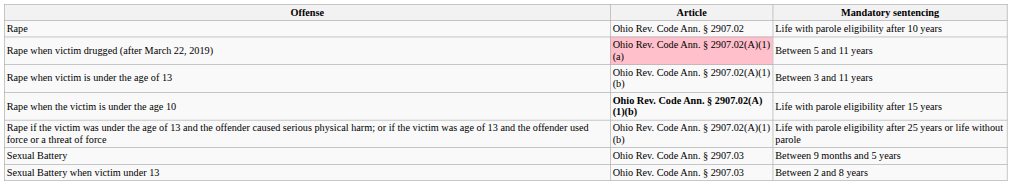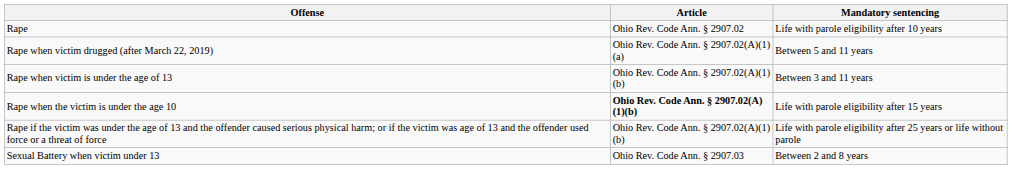(691, 50) pink background -> (691, 50) no background
- row: (37, 156)
